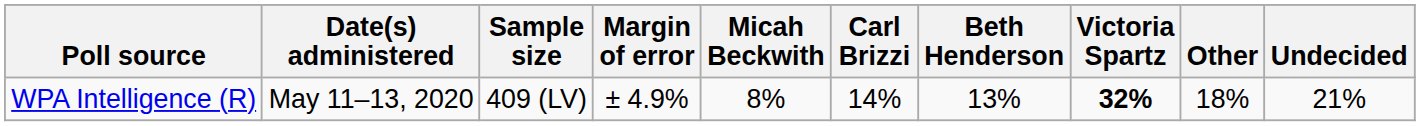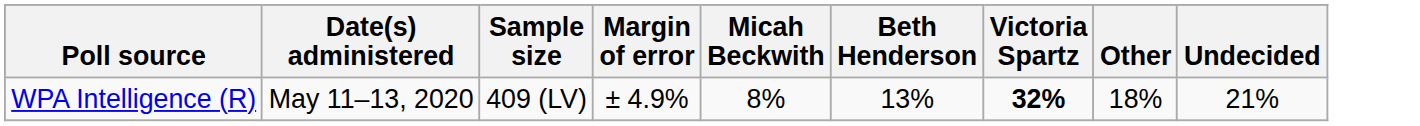- column: (874, 41)
